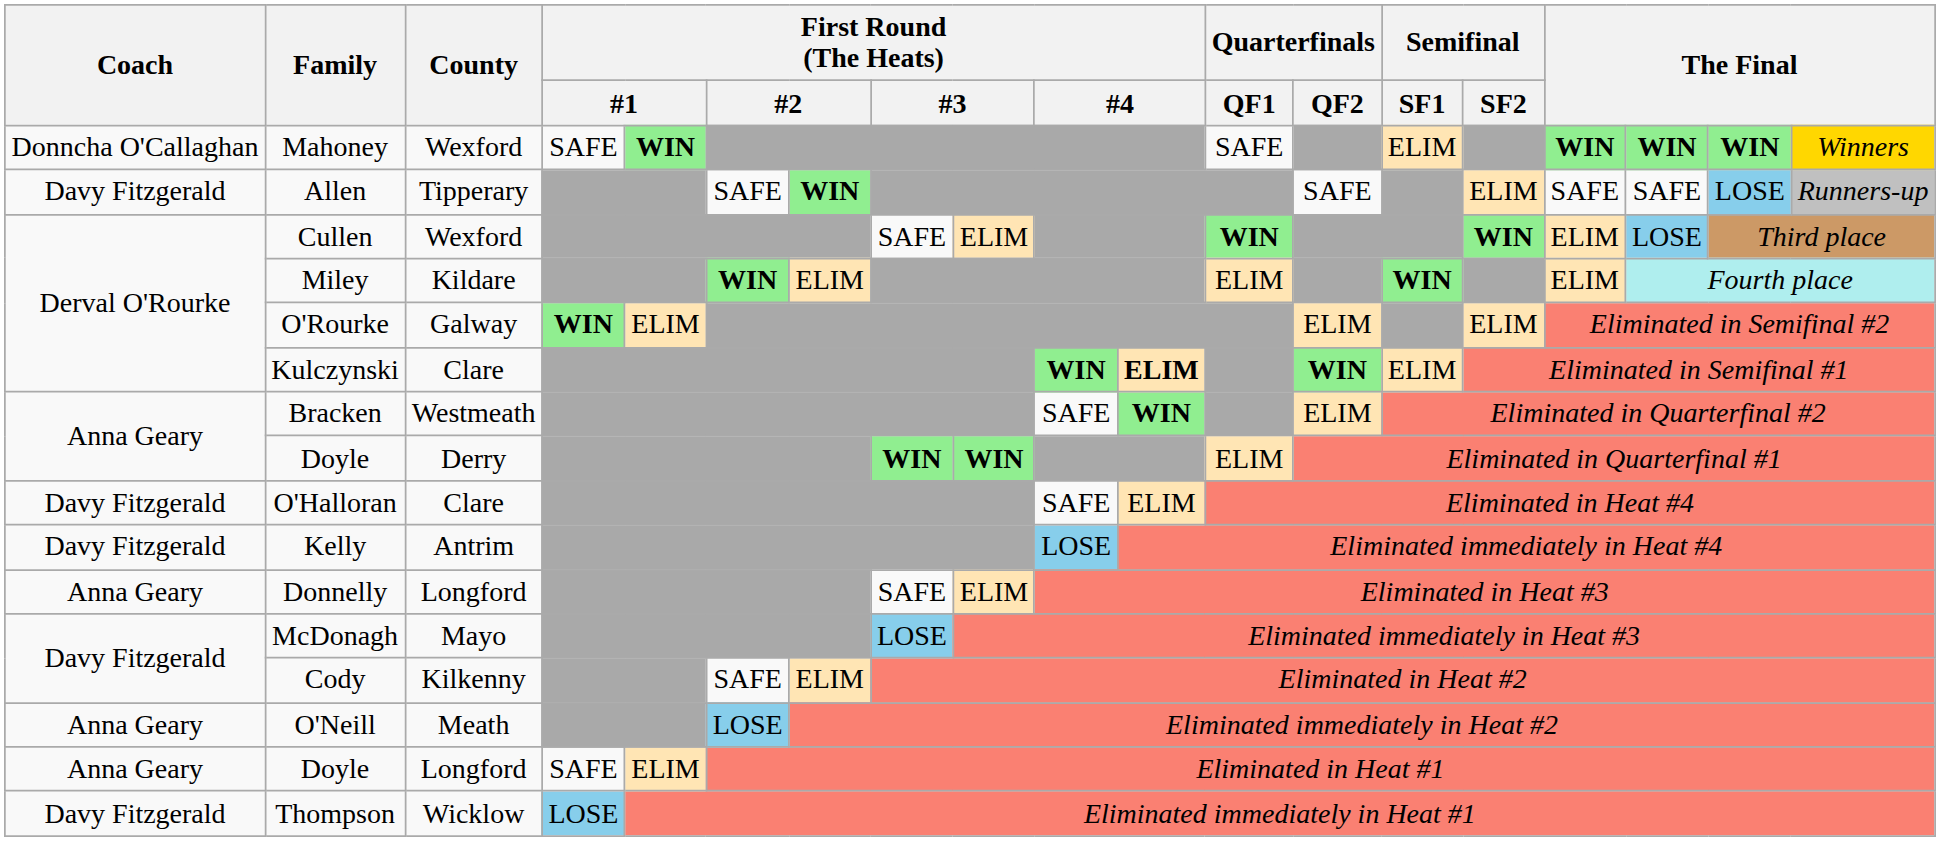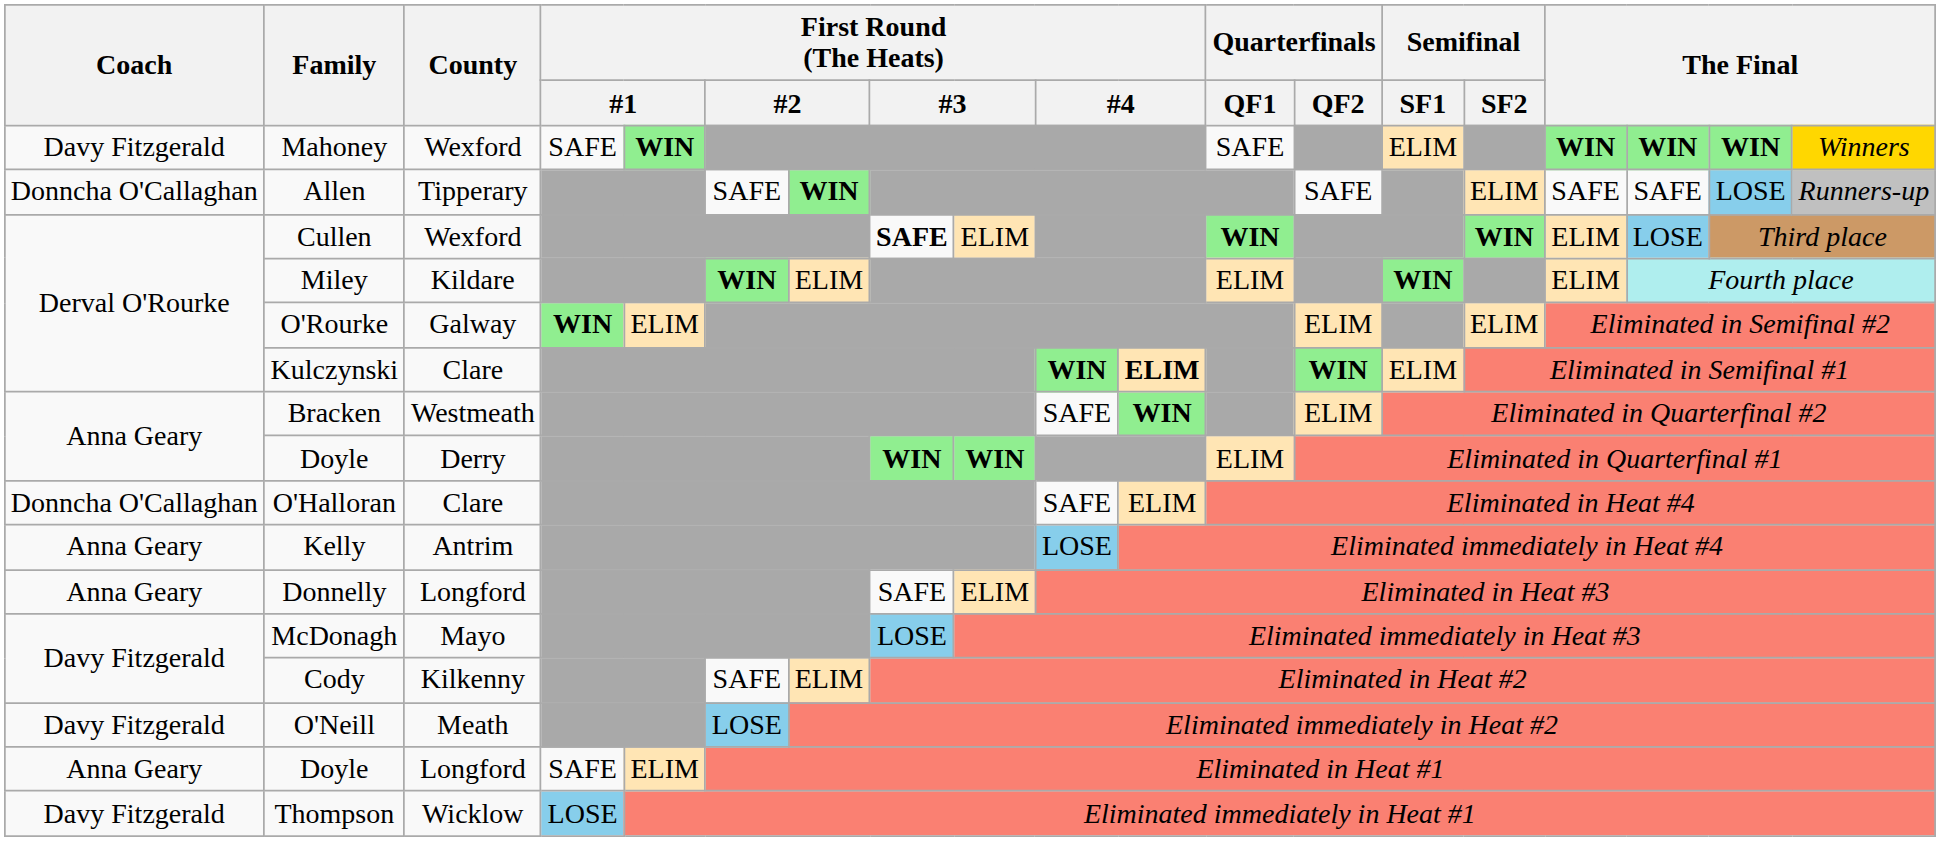(135, 147) Donncha O'Callaghan -> (134, 147) Davy Fitzgerald
(135, 191) Davy Fitzgerald -> (134, 191) Donncha O'Callaghan
(912, 235) normal -> (912, 235) bold
(135, 502) Davy Fitzgerald -> (134, 502) Donncha O'Callaghan
(135, 546) Davy Fitzgerald -> (134, 546) Anna Geary
(135, 724) Anna Geary -> (134, 724) Davy Fitzgerald
